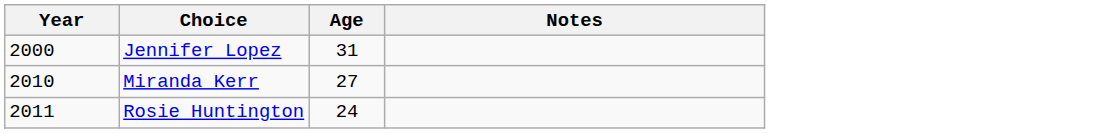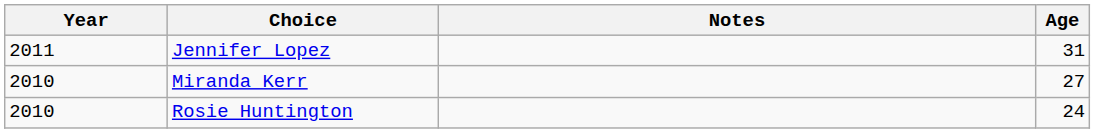columns swapped: (347, 20) <-> (575, 20)
(32, 51) 2000 -> (32, 51) 2011
(32, 112) 2011 -> (32, 112) 2010
